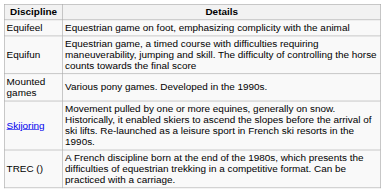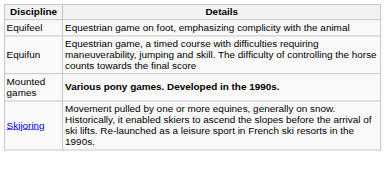(166, 87) normal -> (172, 87) bold
- row: (25, 169)
